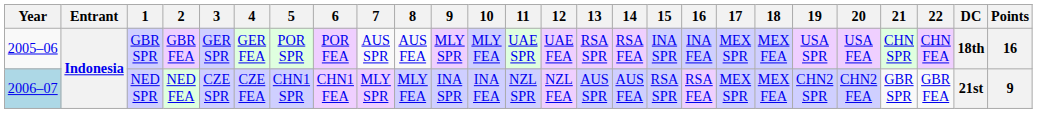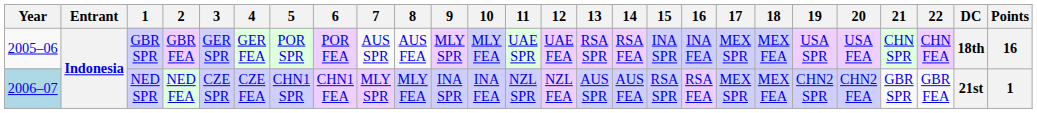(1010, 88) 9 -> (1010, 88) 1
